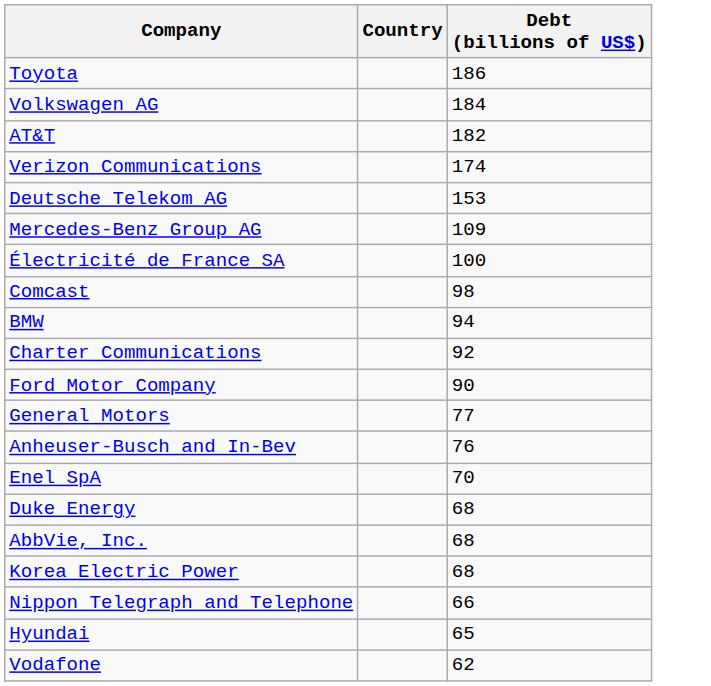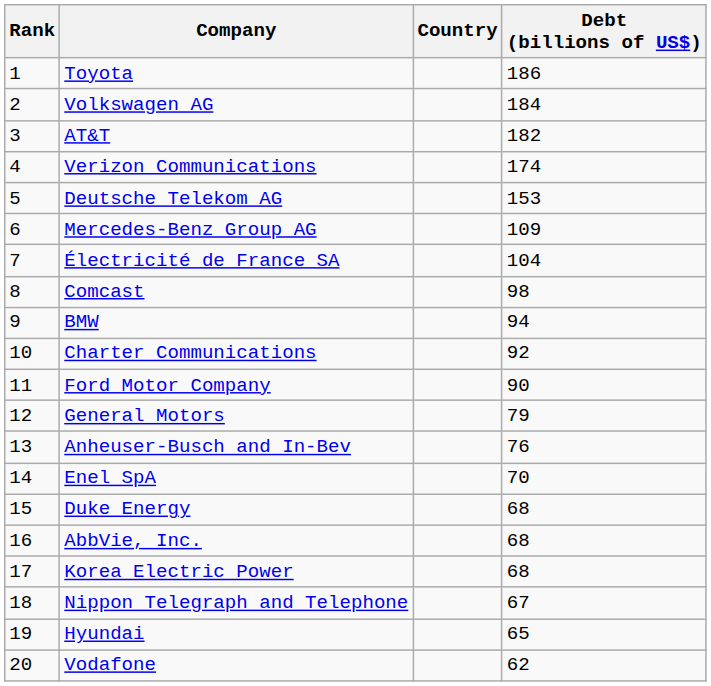+ column: (32, 31)
(469, 260) 100 -> (524, 260) 104
(463, 416) 77 -> (518, 416) 79
(463, 603) 66 -> (518, 603) 67
